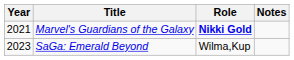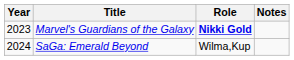(19, 30) 2021 -> (19, 30) 2023
(19, 47) 2023 -> (19, 47) 2024
